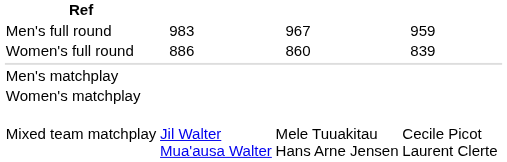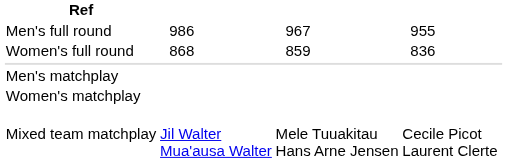(182, 30) 983 -> (182, 30) 986
(423, 30) 959 -> (423, 30) 955
(182, 51) 886 -> (182, 51) 868
(298, 51) 860 -> (298, 51) 859
(423, 51) 839 -> (423, 51) 836
